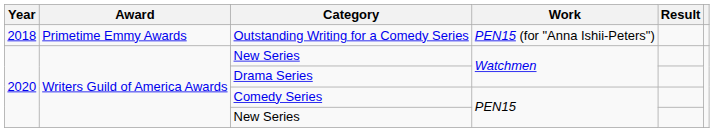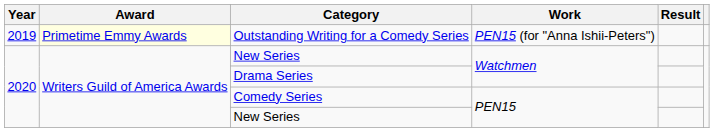(22, 35) 2018 -> (22, 35) 2019
(114, 35) no background -> (114, 35) lightyellow background
